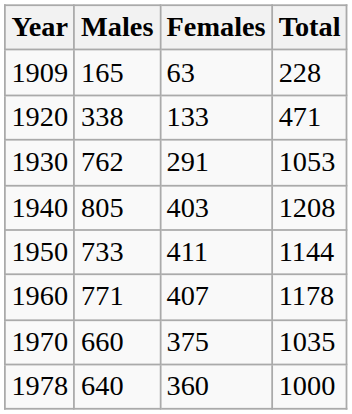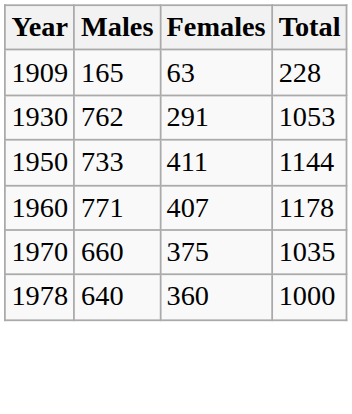- row: (40, 117)
- row: (40, 206)
